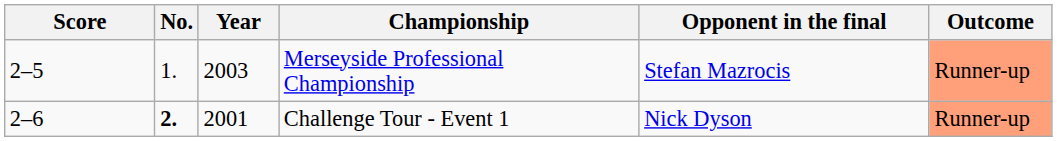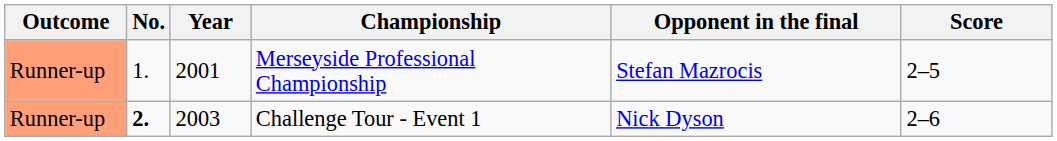columns swapped: (990, 22) <-> (80, 22)
(226, 70) 2003 -> (198, 70) 2001
(226, 118) 2001 -> (198, 118) 2003
